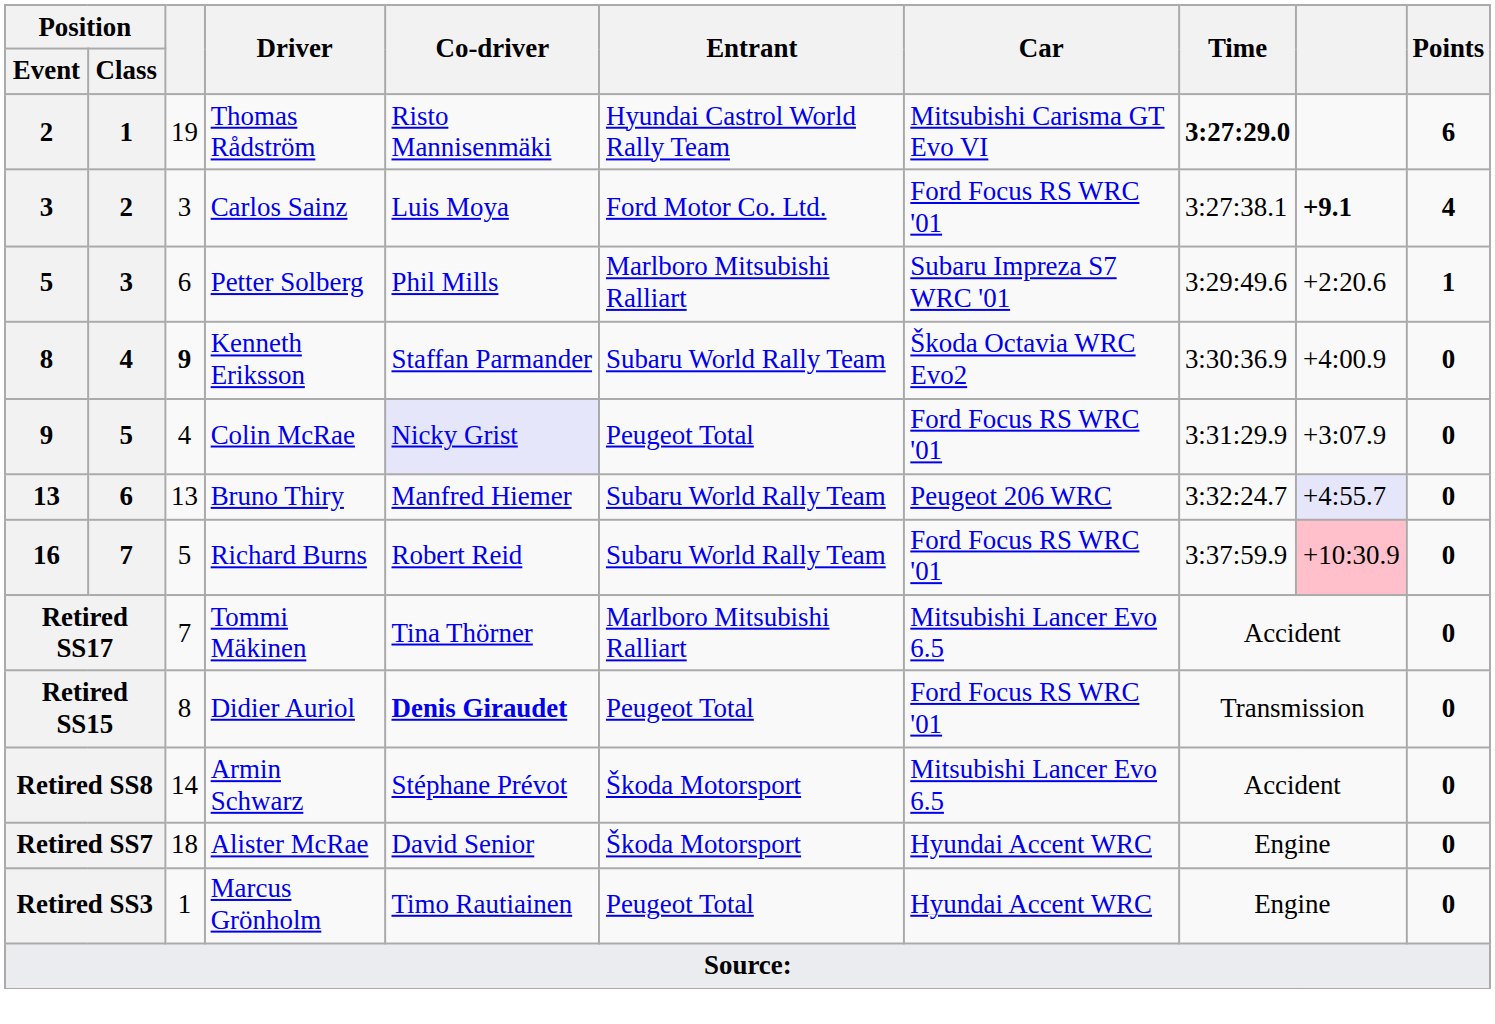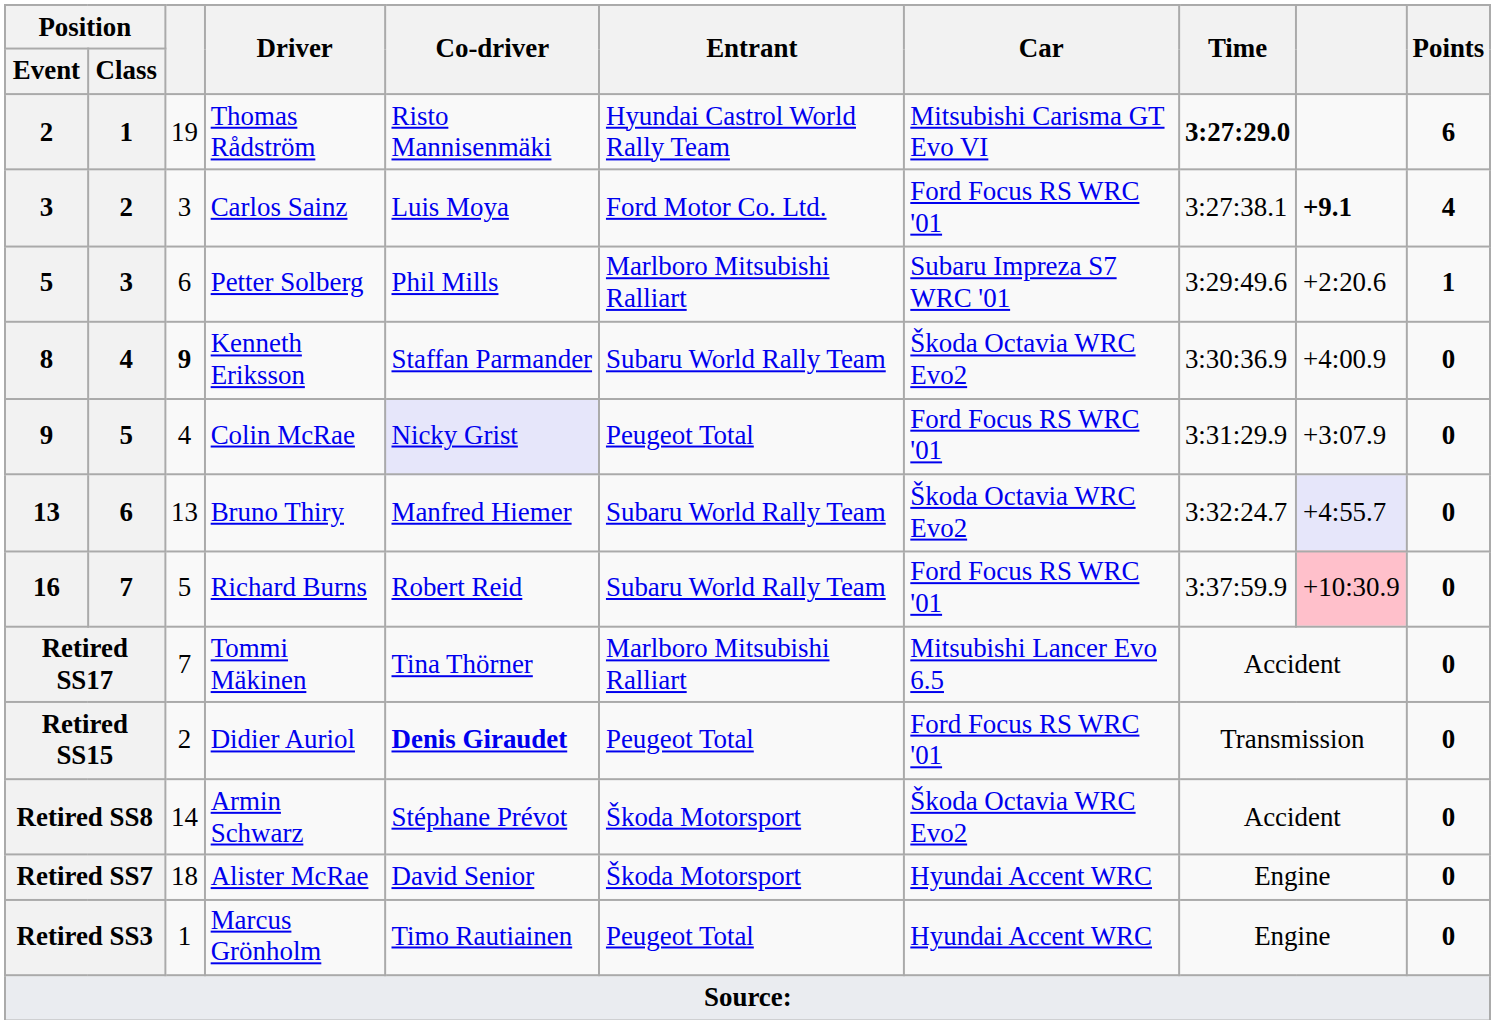(1011, 495) Peugeot 206 WRC -> (1023, 511) Škoda Octavia WRC Evo2
(184, 708) 8 -> (184, 739) 2
(1034, 784) Mitsubishi Lancer Evo 6.5 -> (1023, 815) Škoda Octavia WRC Evo2
